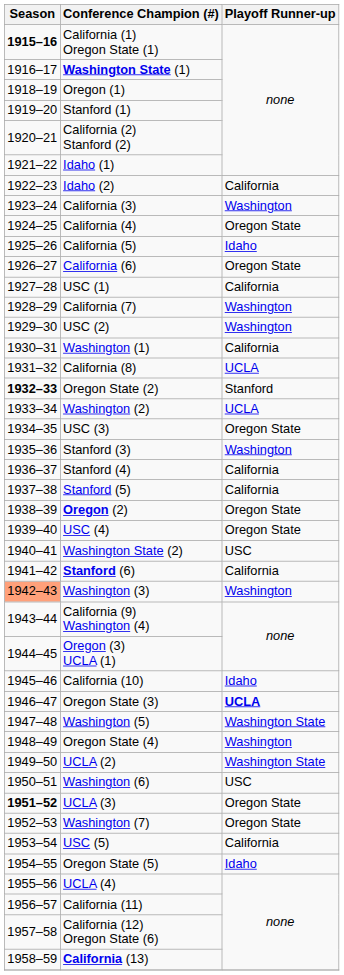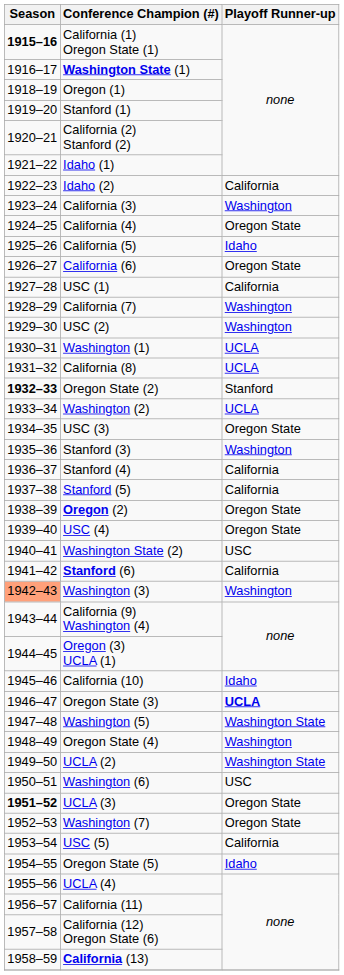(252, 347) California -> (242, 347) UCLA
